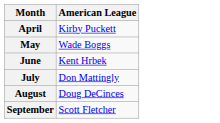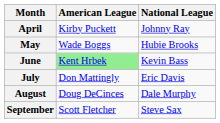+ column: (177, 12)
(83, 61) no background -> (83, 61) lightgreen background
